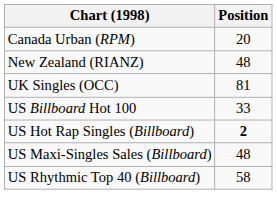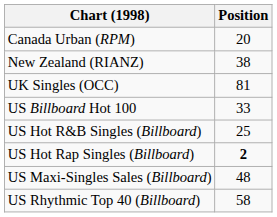(243, 62) 48 -> (243, 62) 38
+ row: (105, 131)
